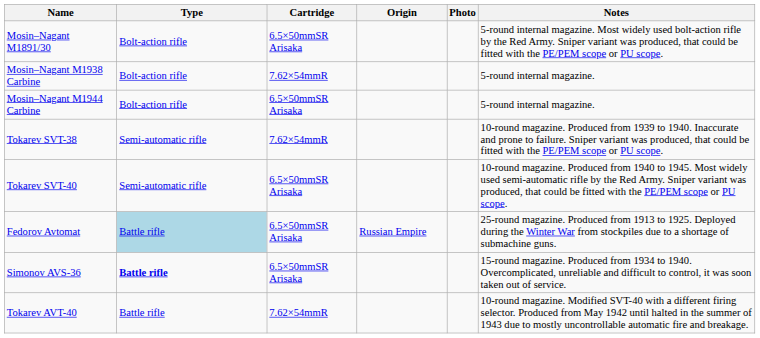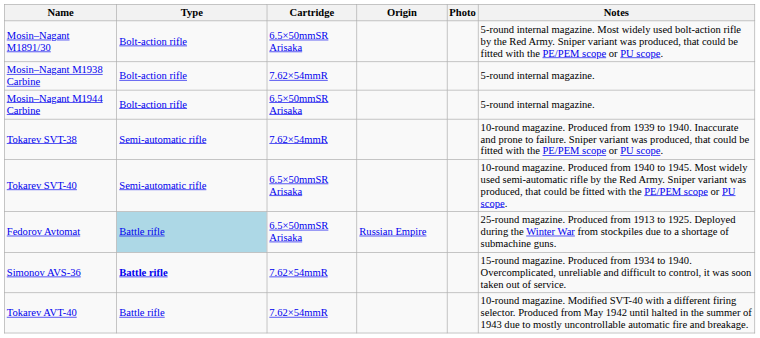(299, 272) 6.5×50mmSR Arisaka -> (299, 272) 7.62×54mmR
